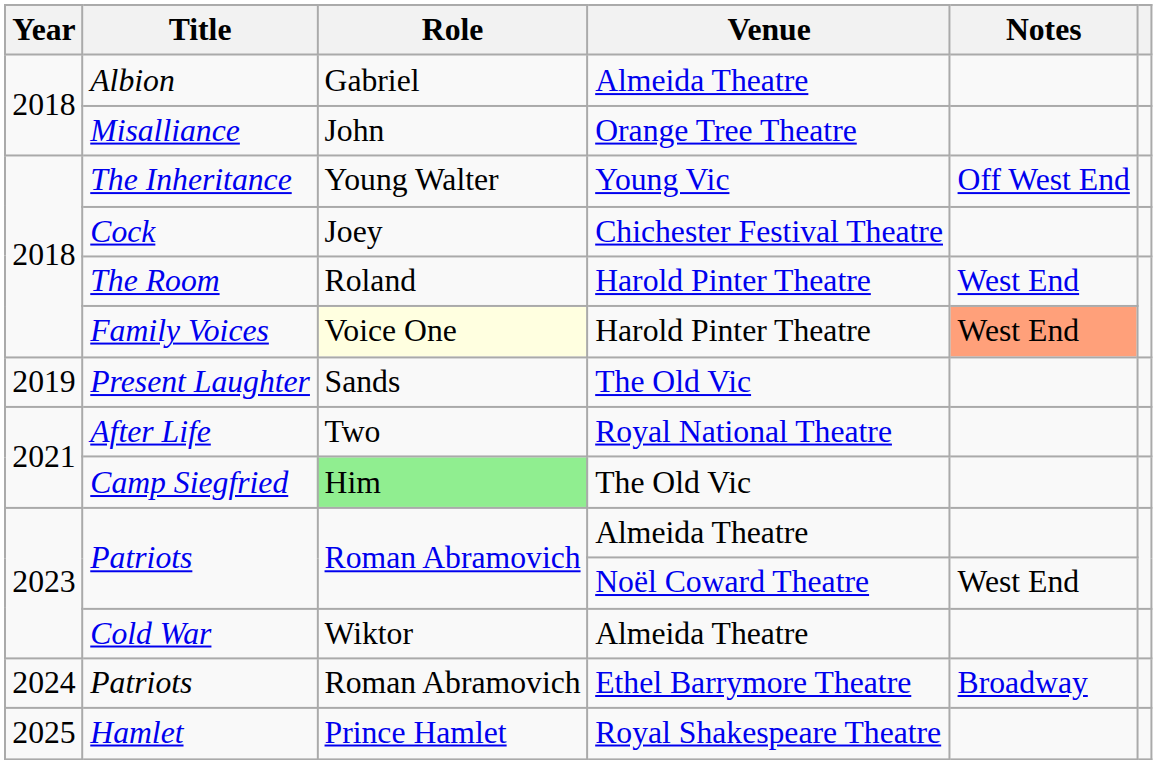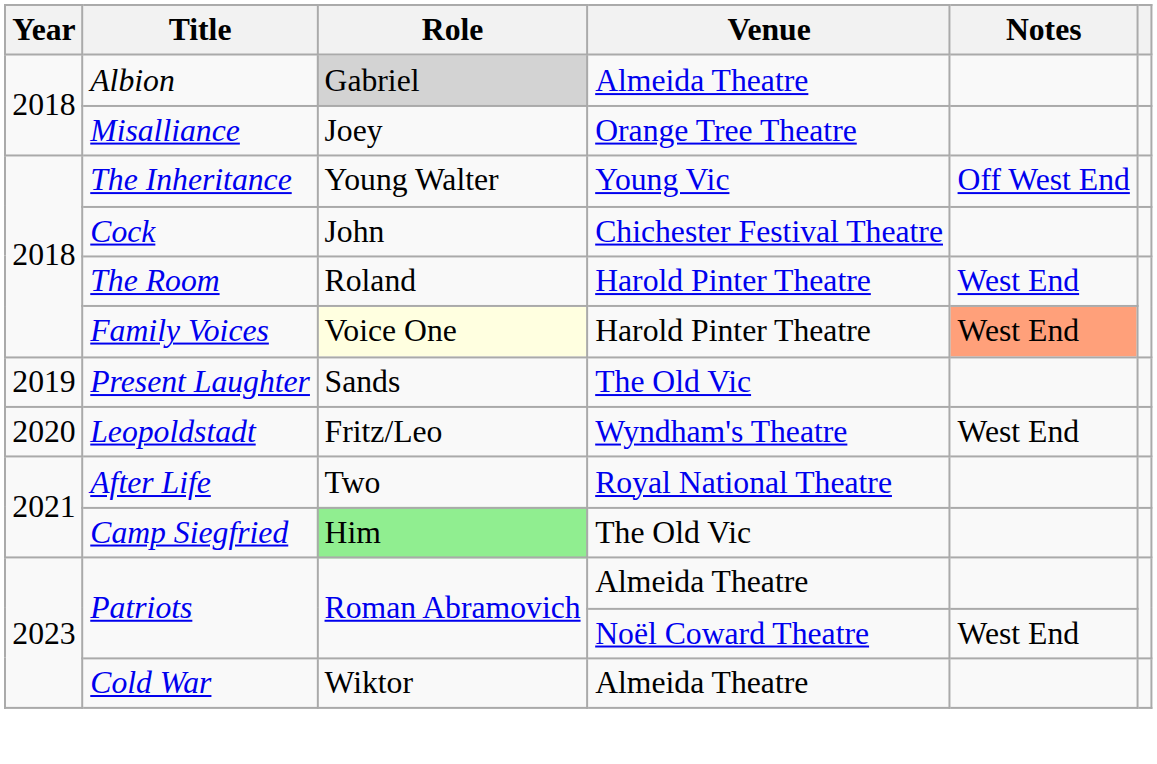(372, 79) no background -> (372, 79) lightgrey background
(354, 130) John -> (354, 130) Joey
(354, 230) Joey -> (354, 230) John
+ row: (173, 431)
- row: (141, 682)
- row: (137, 733)
